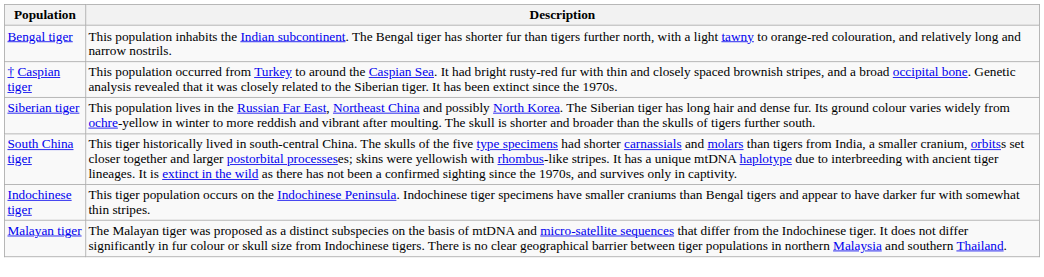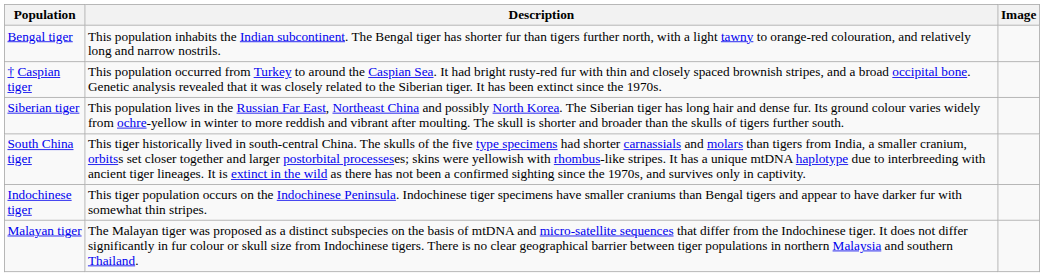+ column: (1019, 15)
